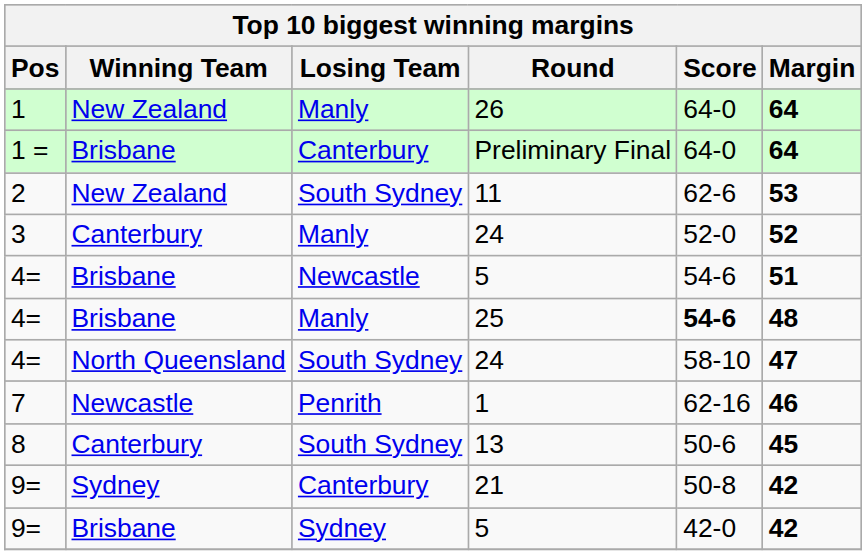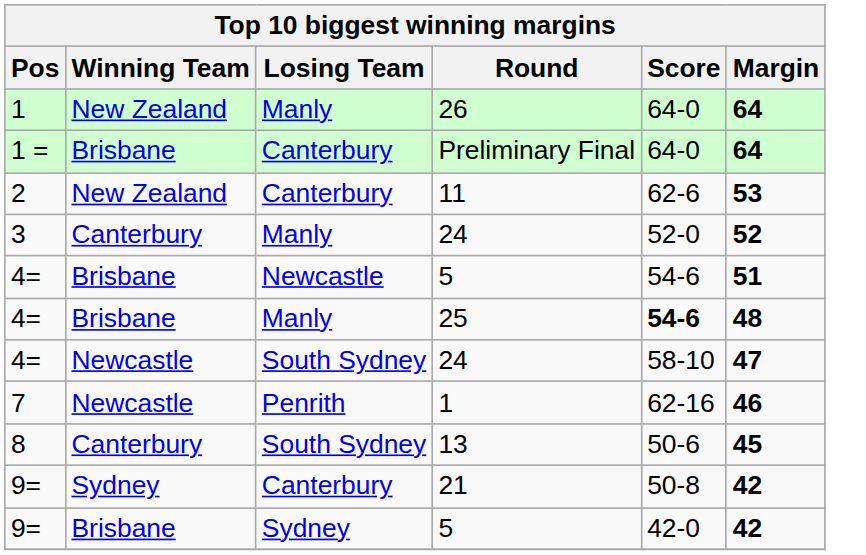(380, 192) South Sydney -> (327, 192) Canterbury
(179, 360) North Queensland -> (132, 360) Newcastle
